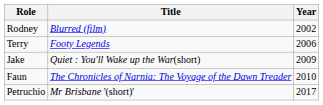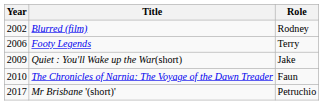columns swapped: (306, 12) <-> (26, 12)
